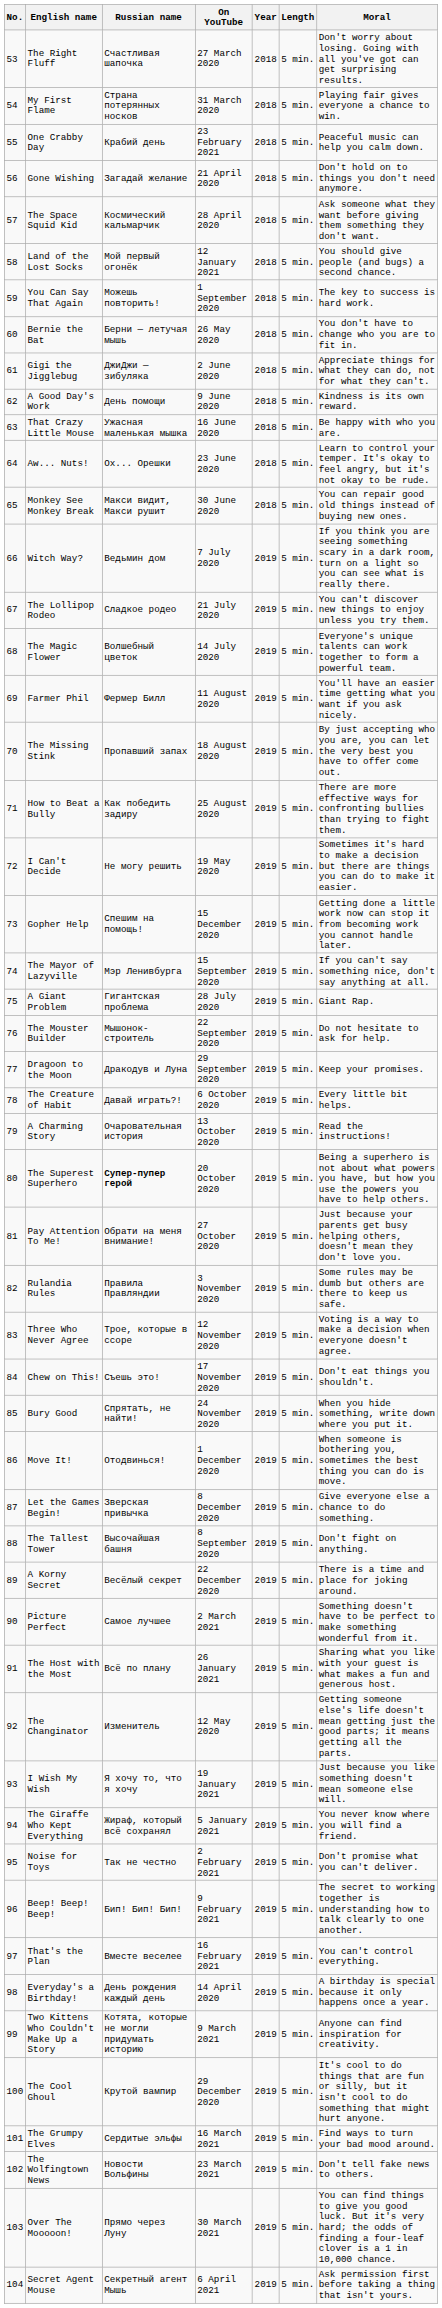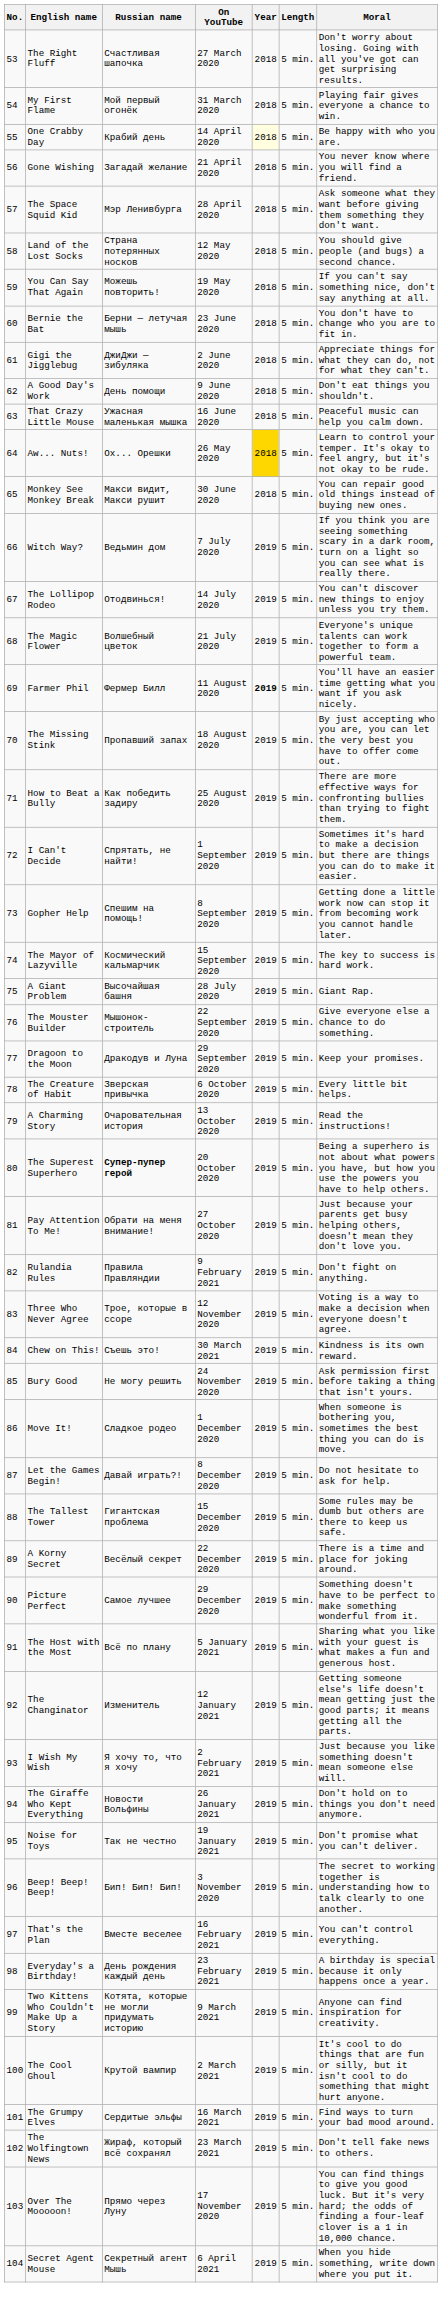(132, 106) Страна потерянных носков -> (132, 106) Мой первый огонёк
(219, 142) 23 February 2021 -> (219, 137) 14 April 2020
(266, 142) no background -> (266, 137) lightyellow background
(371, 142) Peaceful music can help you calm down. -> (377, 137) Be happy with who you are.
(377, 179) Don't hold on to things you don't need anymore. -> (374, 168) You never know where you will find a friend.
(135, 220) Космический кальмарчик -> (143, 210) Мэр Ленивбурга
(132, 262) Мой первый огонёк -> (132, 251) Страна потерянных носков
(217, 262) 12 January 2021 -> (214, 251) 12 May 2020
(222, 298) 1 September 2020 -> (214, 288) 19 May 2020
(377, 298) The key to success is hard work. -> (377, 288) If you can't say something nice, don't say anything at all.
(214, 335) 26 May 2020 -> (217, 324) 23 June 2020
(371, 402) Kindness is its own reward. -> (374, 391) Don't eat things you shouldn't.
(377, 428) Be happy with who you are. -> (371, 417) Peaceful music can help you calm down.
(217, 464) 23 June 2020 -> (214, 453) 26 May 2020
(266, 464) no background -> (266, 453) gold background
(140, 610) Сладкое родео -> (135, 600) Отодвинься!
(217, 610) 21 July 2020 -> (217, 600) 14 July 2020
(217, 652) 14 July 2020 -> (217, 641) 21 July 2020
(266, 699) normal -> (266, 688) bold
(143, 867) Не могу решить -> (138, 856) Спрятать, не найти!
(214, 867) 19 May 2020 -> (222, 856) 1 September 2020
(219, 924) 15 December 2020 -> (222, 914) 8 September 2020
(143, 971) Мэр Ленивбурга -> (135, 961) Космический кальмарчик
(377, 971) If you can't say something nice, don't say anything at all. -> (377, 961) The key to success is hard work.
(132, 1002) Гигантская проблема -> (132, 992) Высочайшая башня
(369, 1033) Do not hesitate to ask for help. -> (374, 1023) Give everyone else a chance to do something.
(143, 1101) Давай играть?! -> (126, 1090) Зверская привычка
(219, 1289) 3 November 2020 -> (219, 1273) 9 February 2021
(371, 1289) Some rules may be dumb but others are there to keep us safe. -> (358, 1273) Don't fight on anything.
(219, 1377) 17 November 2020 -> (219, 1351) 30 March 2021
(374, 1377) Don't eat things you shouldn't. -> (371, 1351) Kindness is its own reward.
(138, 1414) Спрятать, не найти! -> (143, 1382) Не могу решить
(377, 1414) When you hide something, write down where you put it. -> (377, 1382) Ask permission first before taking a thing that isn't yours.
(135, 1461) Отодвинься! -> (140, 1429) Сладкое родео
(126, 1508) Зверская привычка -> (143, 1476) Давай играть?!
(374, 1508) Give everyone else a chance to do something. -> (369, 1476) Do not hesitate to ask for help.
(132, 1544) Высочайшая башня -> (132, 1517) Гигантская проблема
(222, 1544) 8 September 2020 -> (219, 1517) 15 December 2020
(358, 1544) Don't fight on anything. -> (371, 1517) Some rules may be dumb but others are there to keep us safe.
(217, 1622) 2 March 2021 -> (219, 1601) 29 December 2020
(217, 1669) 26 January 2021 -> (222, 1648) 5 January 2021
(214, 1727) 12 May 2020 -> (217, 1705) 12 January 2021
(217, 1784) 19 January 2021 -> (219, 1763) 2 February 2021
(143, 1826) Жираф, который всё сохранял -> (126, 1805) Новости Вольфины
(222, 1826) 5 January 2021 -> (217, 1805) 26 January 2021
(374, 1826) You never know where you will find a friend. -> (377, 1805) Don't hold on to things you don't need anymore.
(219, 1862) 2 February 2021 -> (217, 1841) 19 January 2021
(219, 1909) 9 February 2021 -> (219, 1888) 3 November 2020
(219, 1993) 14 April 2020 -> (219, 1971) 23 February 2021
(219, 2092) 29 December 2020 -> (217, 2071) 2 March 2021
(126, 2170) Новости Вольфины -> (143, 2149) Жираф, который всё сохранял
(219, 2227) 30 March 2021 -> (219, 2206) 17 November 2020
(377, 2285) Ask permission first before taking a thing that isn't yours. -> (377, 2264) When you hide something, write down where you put it.
